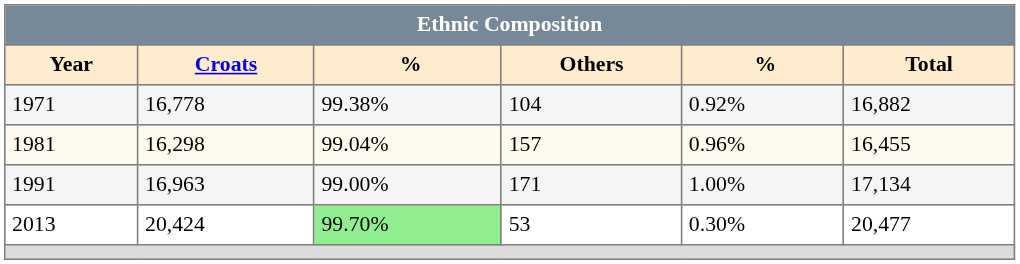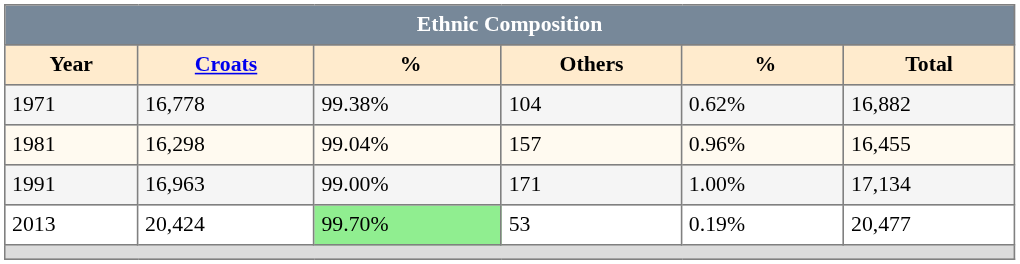(717, 104) 0.92% -> (717, 104) 0.62%
(717, 224) 0.30% -> (717, 224) 0.19%
